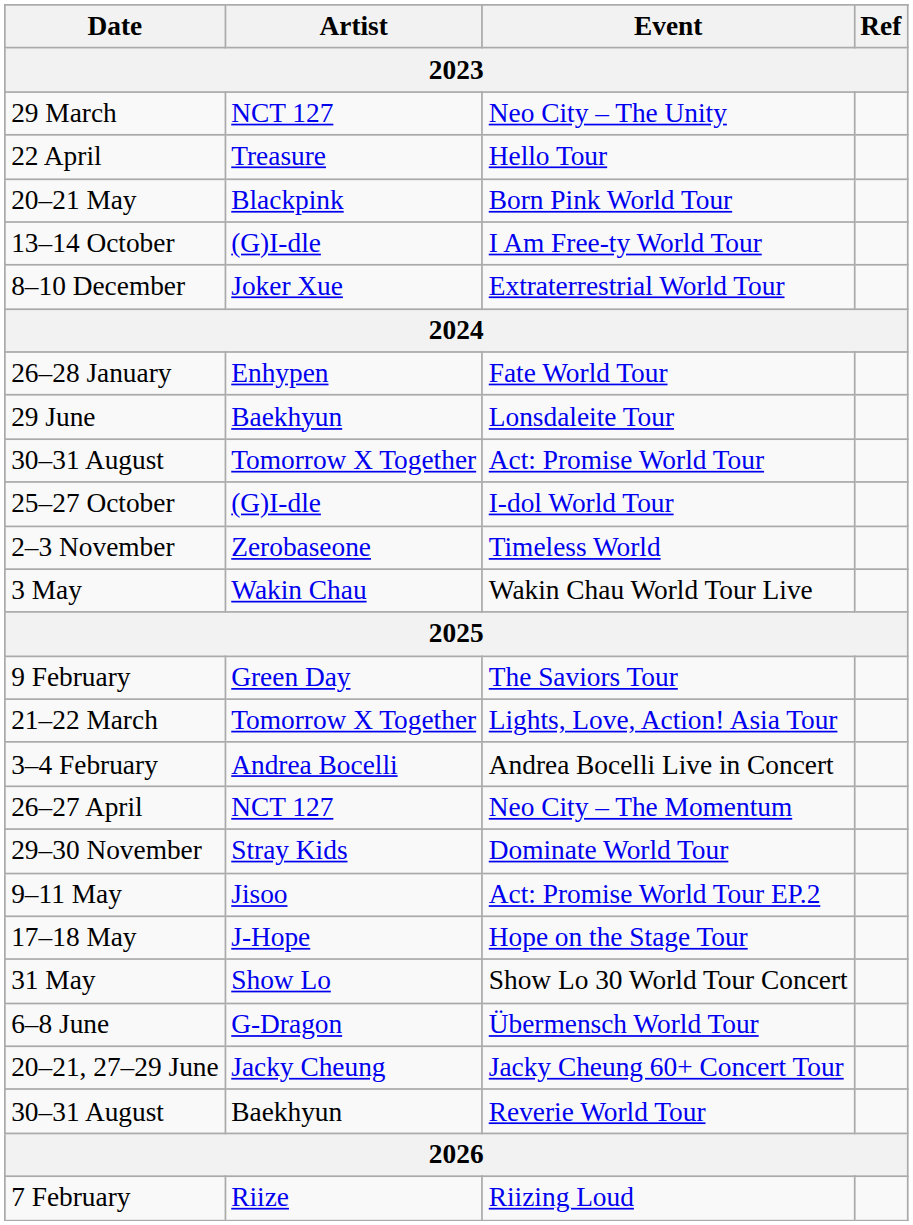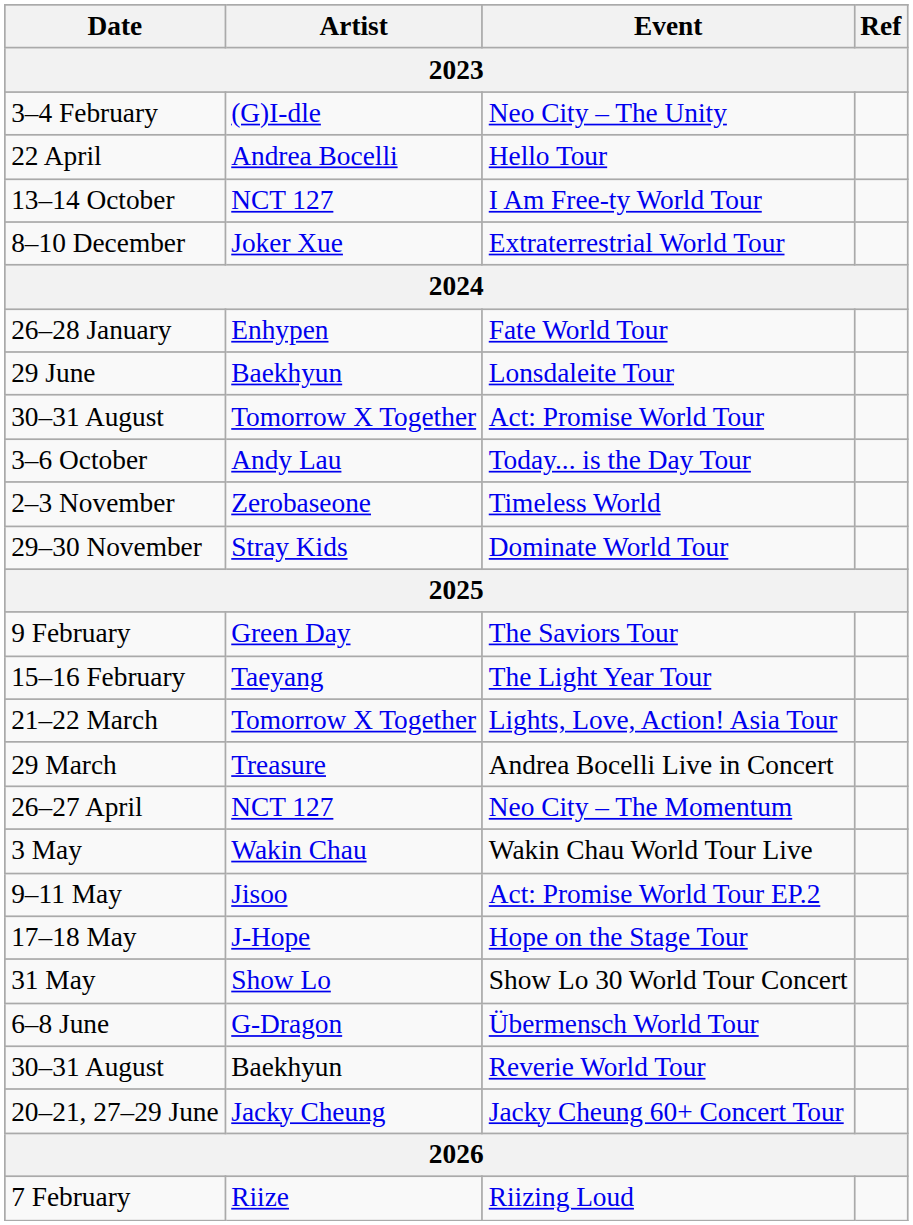(64, 112) 29 March -> (84, 112) 3–4 February
(282, 112) NCT 127 -> (276, 112) (G)I-dle
(279, 156) Treasure -> (314, 156) Andrea Bocelli
- row: (610, 199)
(276, 243) (G)I-dle -> (282, 199) NCT 127
+ row: (620, 460)
- row: (581, 503)
rows swapped: (609, 850) <-> (651, 590)
+ row: (600, 677)
(84, 763) 3–4 February -> (64, 763) 29 March
(314, 763) Andrea Bocelli -> (279, 763) Treasure
rows swapped: (666, 1067) <-> (597, 1110)
